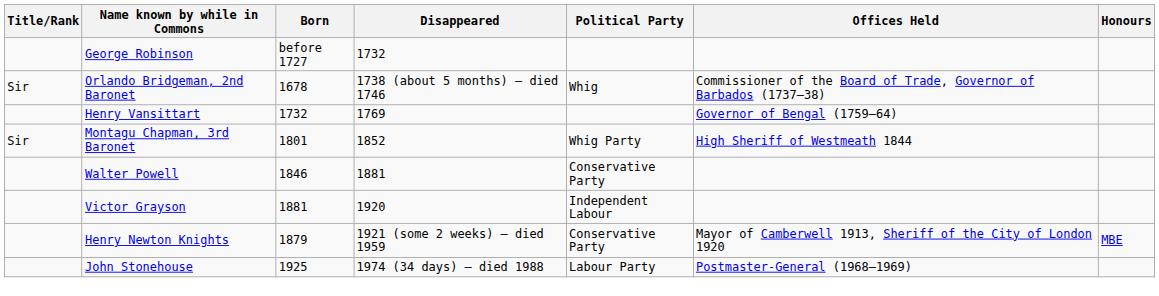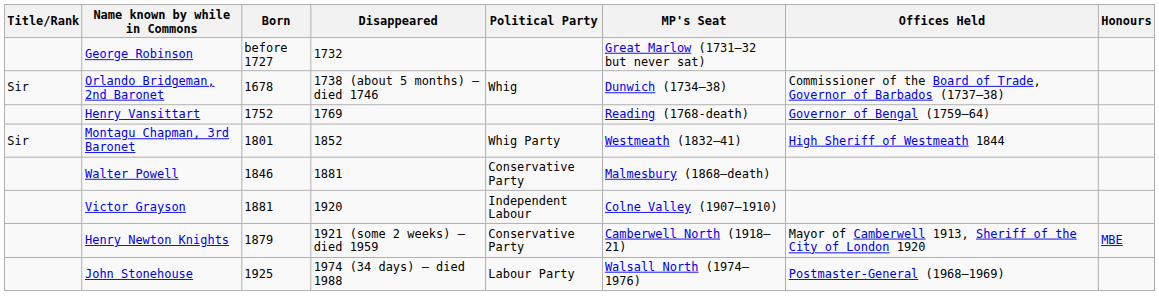+ column: (694, 21)
(293, 114) 1732 -> (259, 114) 1752
